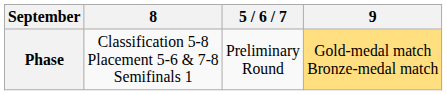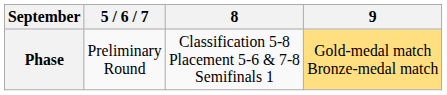columns swapped: (263, 16) <-> (153, 16)
